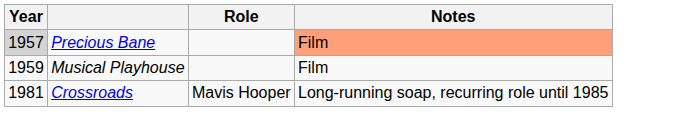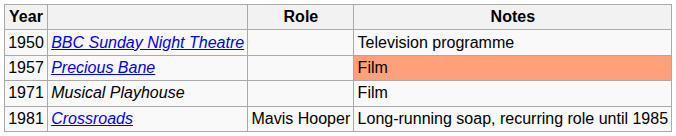+ row: (148, 42)
(26, 42) lightgrey background -> (26, 67) no background
(26, 67) 1959 -> (26, 93) 1971
